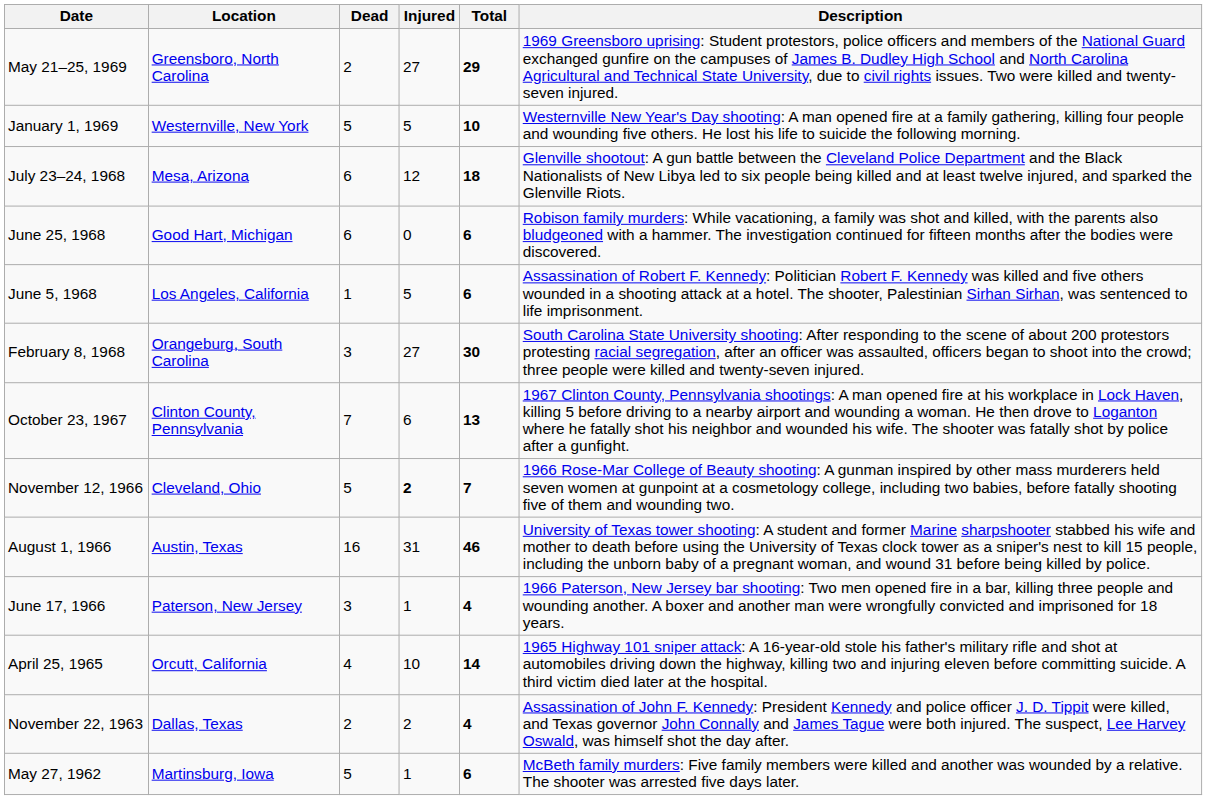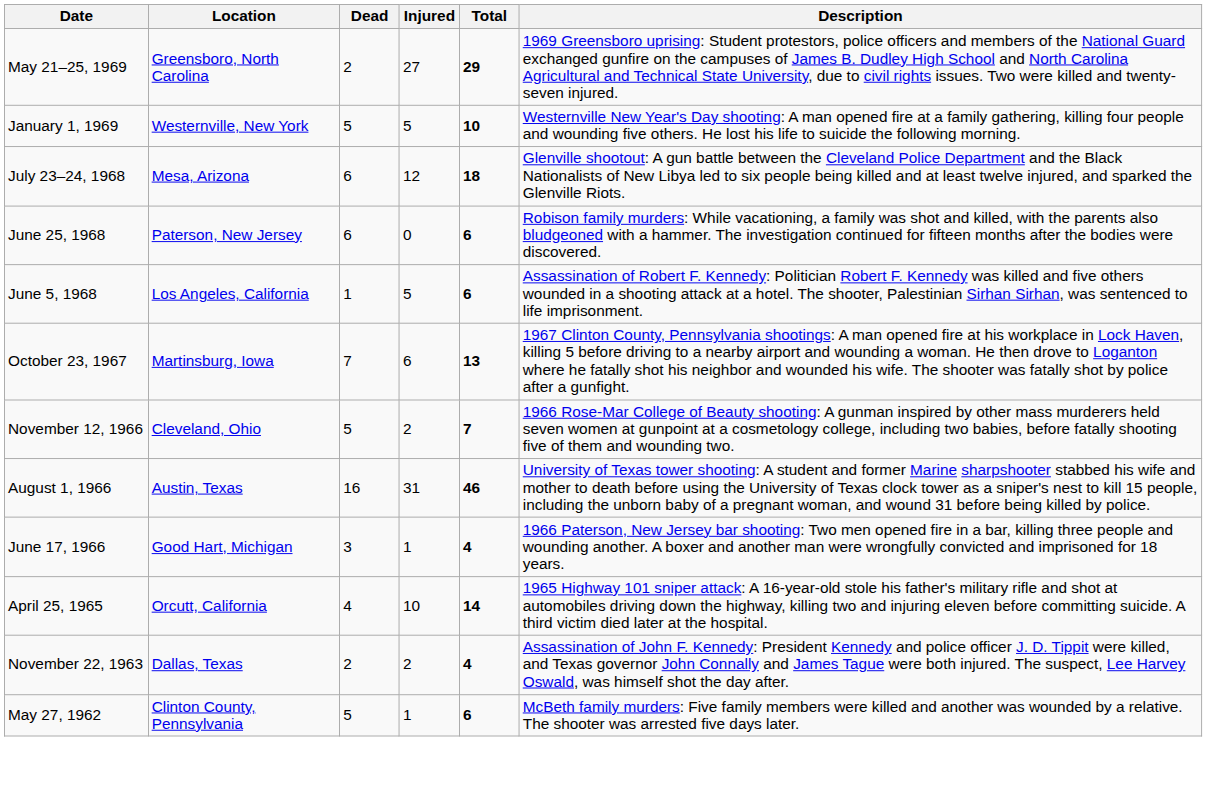(222, 235) Good Hart, Michigan -> (227, 235) Paterson, New Jersey
- row: (67, 352)
(204, 420) Clinton County, Pennsylvania -> (213, 361) Martinsburg, Iowa
(407, 488) bold -> (407, 429) normal
(227, 605) Paterson, New Jersey -> (222, 546) Good Hart, Michigan
(213, 773) Martinsburg, Iowa -> (204, 715) Clinton County, Pennsylvania
